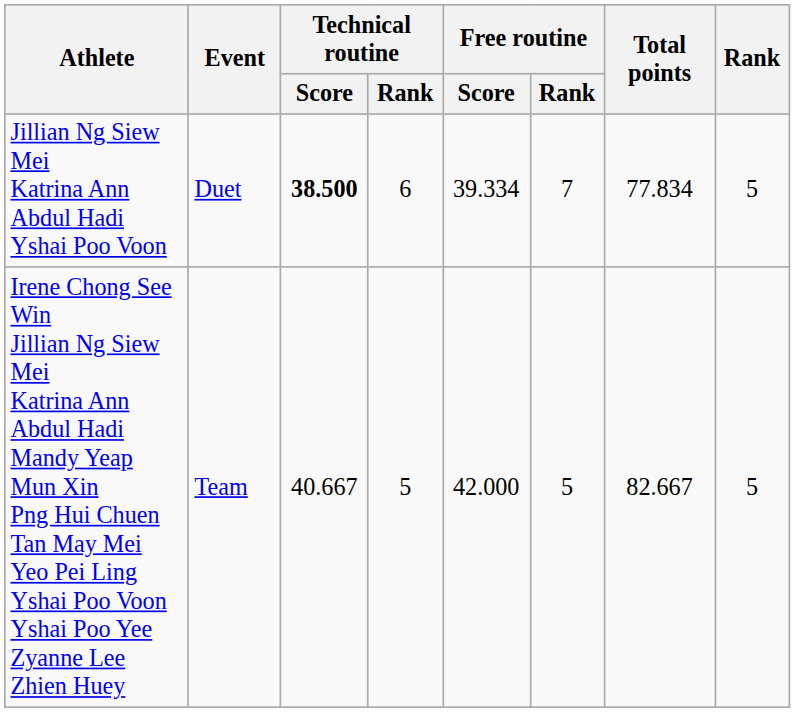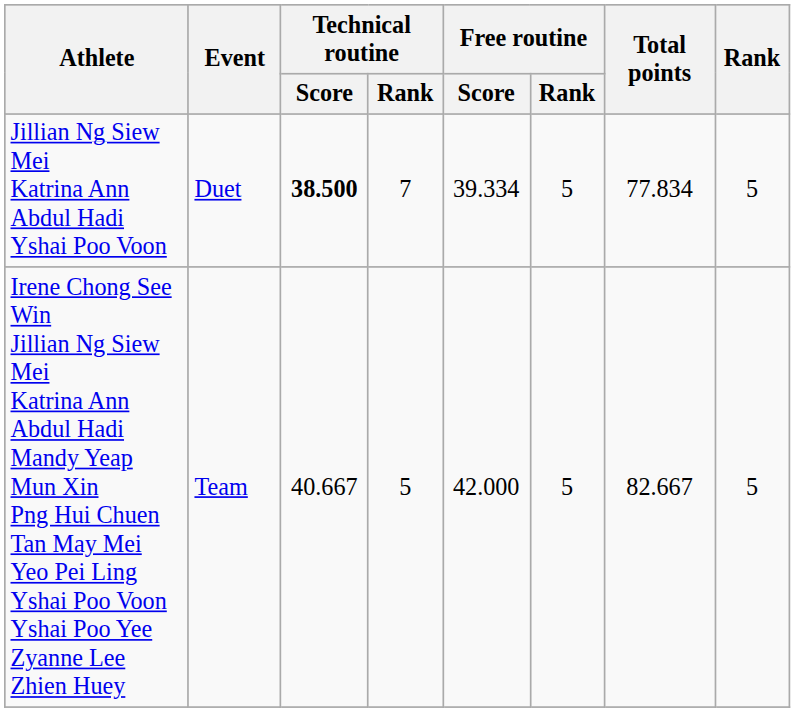(405, 190) 6 -> (405, 190) 7
(567, 190) 7 -> (567, 190) 5
